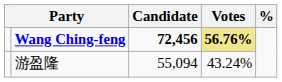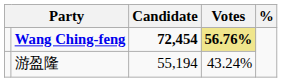(177, 39) 72,456 -> (177, 39) 72,454
(177, 64) 55,094 -> (177, 64) 55,194
